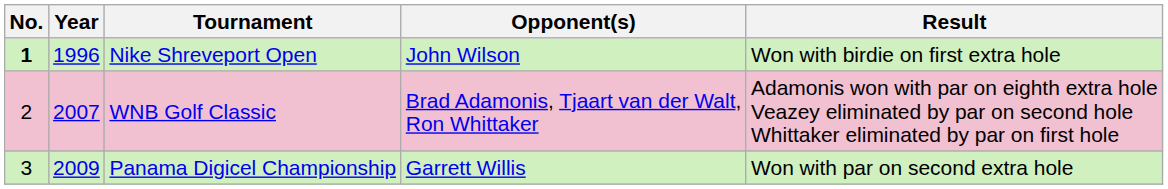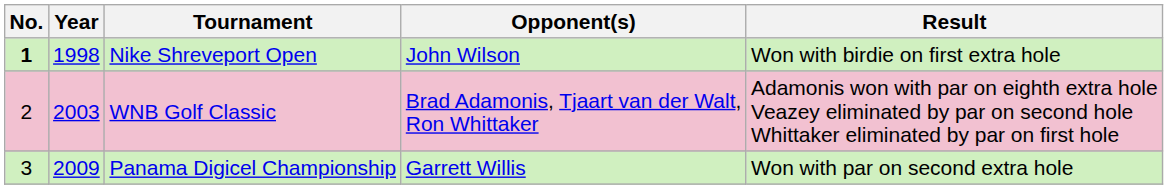(76, 55) 1996 -> (76, 55) 1998
(76, 111) 2007 -> (76, 111) 2003
